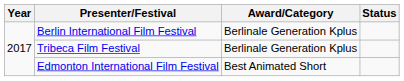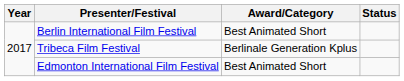(291, 31) Berlinale Generation Kplus -> (275, 31) Best Animated Short
